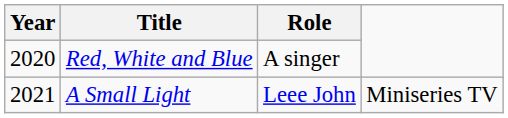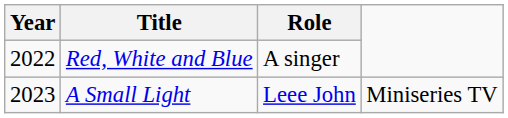(33, 58) 2020 -> (33, 58) 2022
(33, 94) 2021 -> (33, 94) 2023
